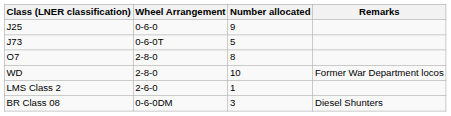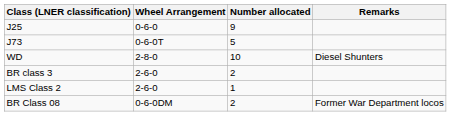- row: (13, 57)
(379, 73) Former War Department locos -> (349, 57) Diesel Shunters
+ row: (29, 73)
(233, 103) 3 -> (233, 103) 2
(349, 103) Diesel Shunters -> (379, 103) Former War Department locos
